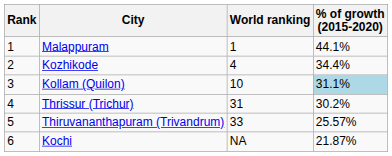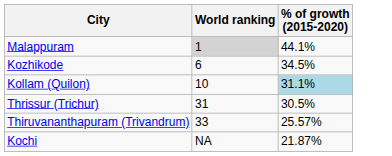- column: (22, 20)
(233, 46) no background -> (198, 46) lightgrey background
(233, 65) 4 -> (198, 65) 6
(333, 65) 34.4% -> (298, 65) 34.5%
(333, 103) 30.2% -> (298, 103) 30.5%
